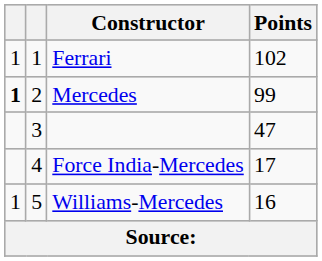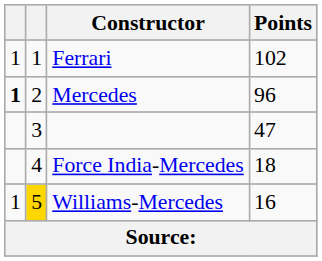(265, 93) 99 -> (265, 93) 96
(265, 165) 17 -> (265, 165) 18
(37, 201) no background -> (37, 201) gold background
